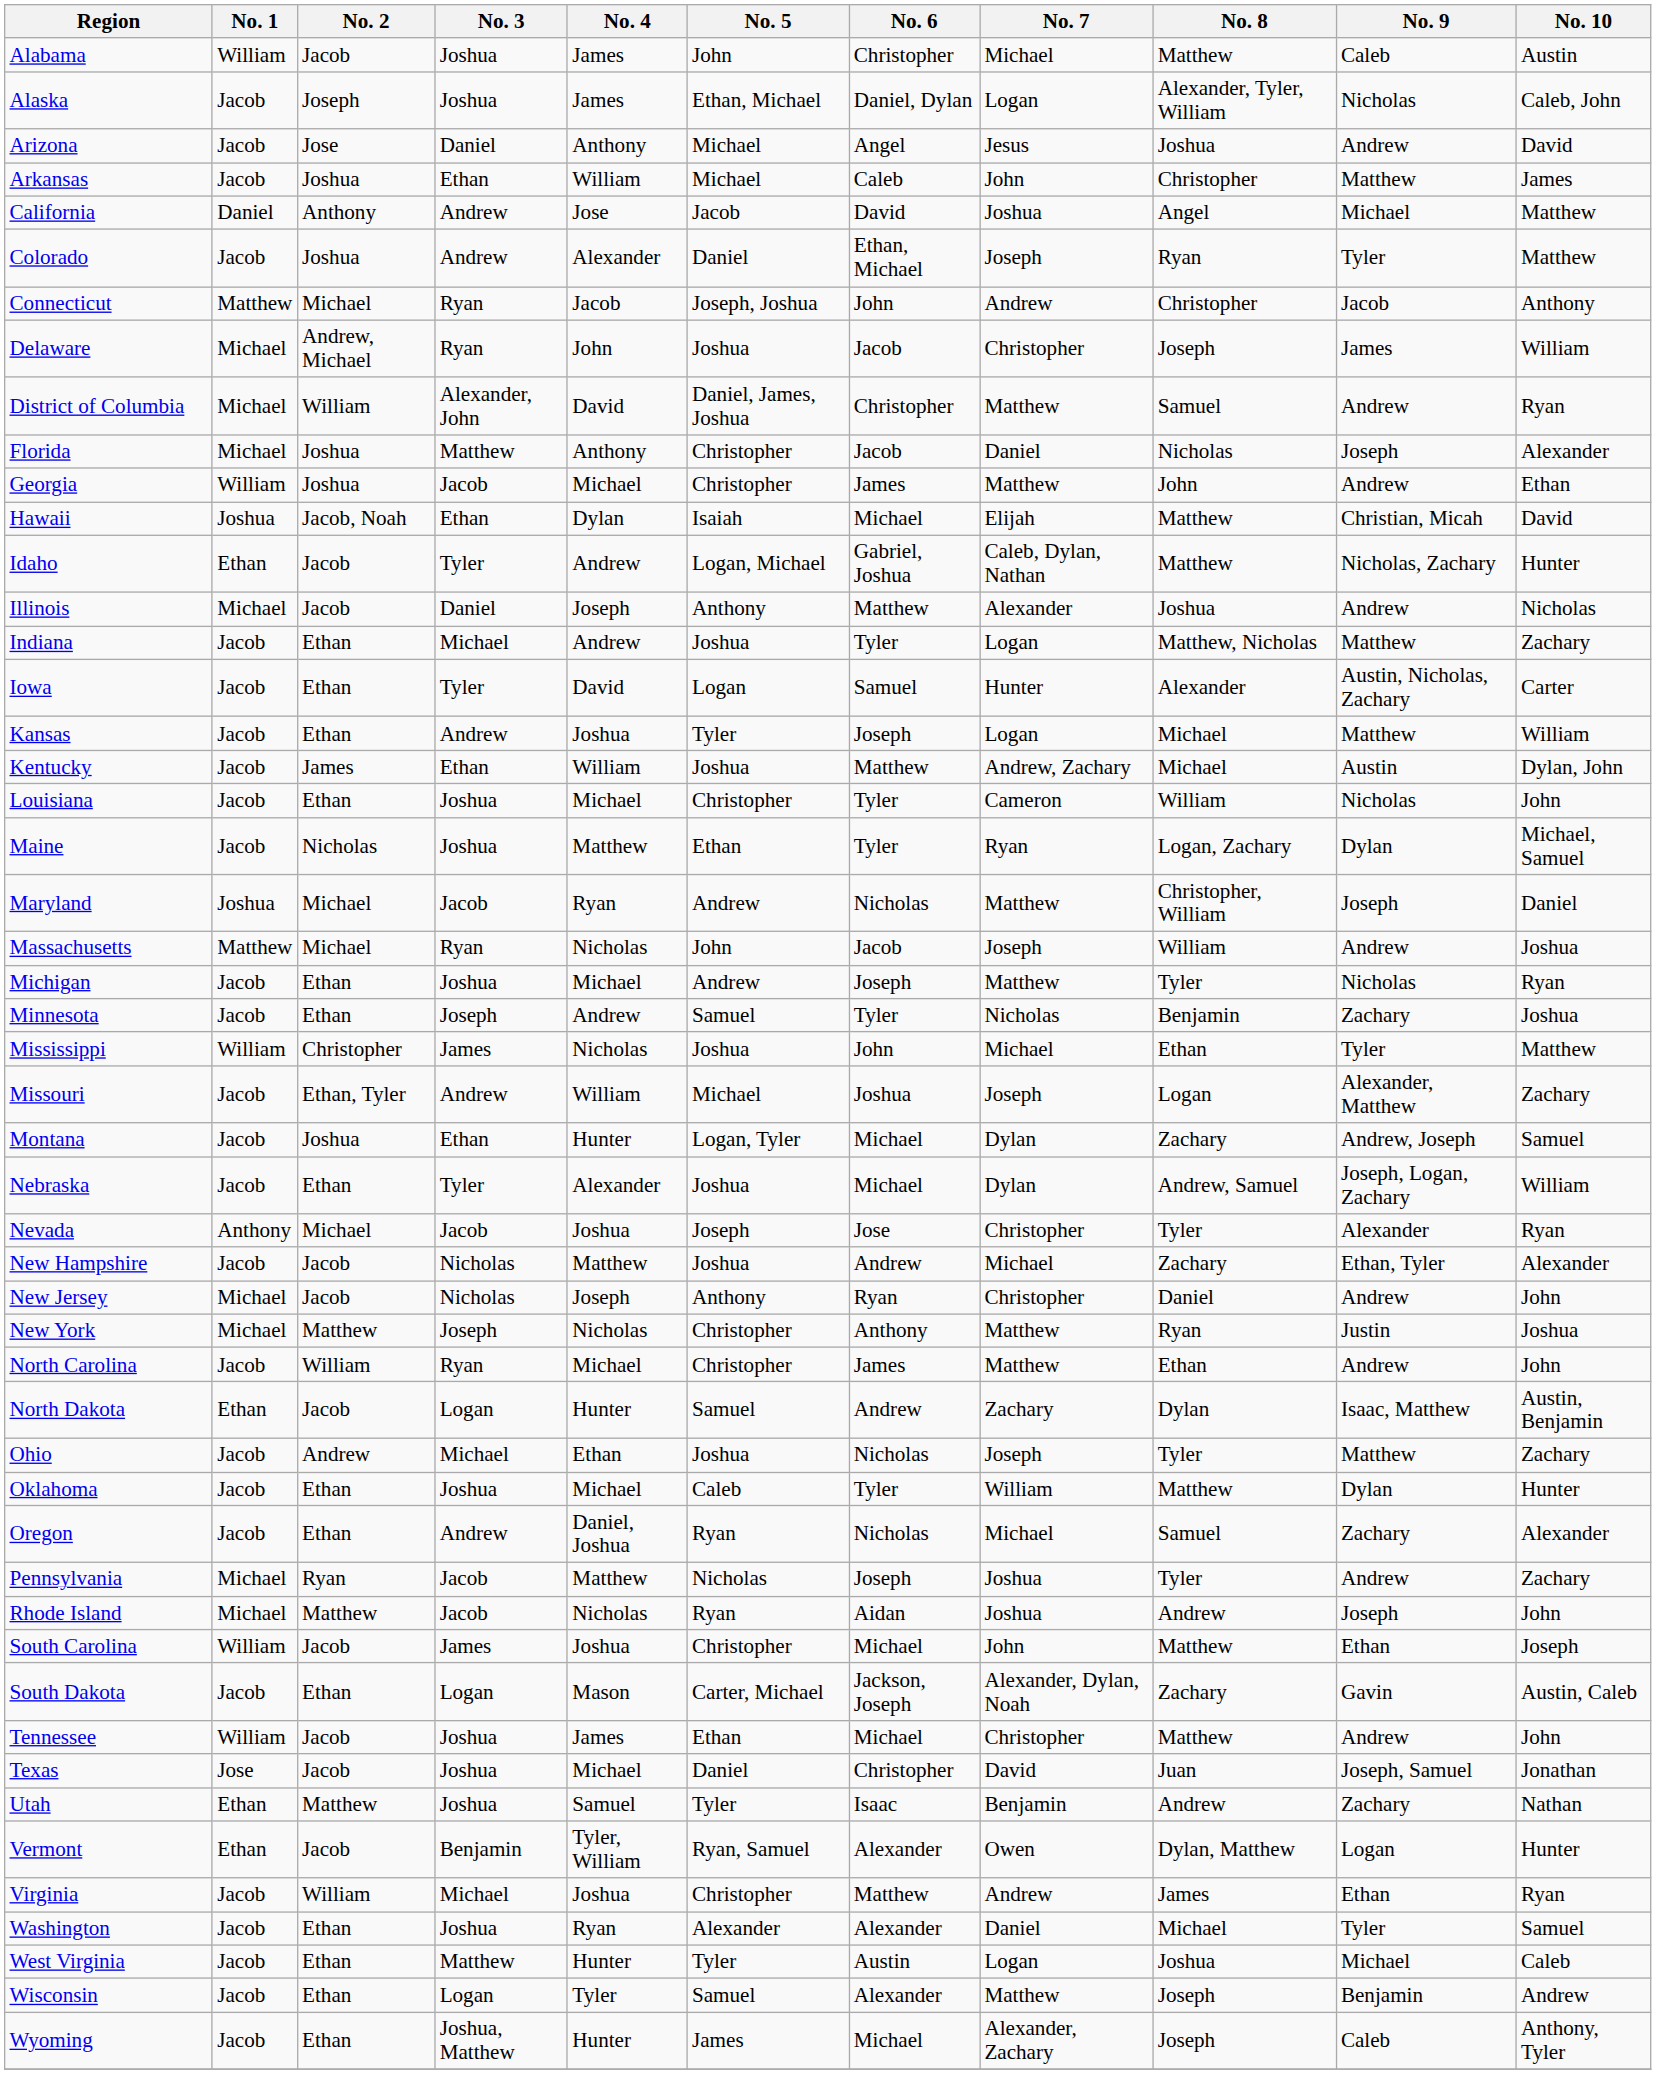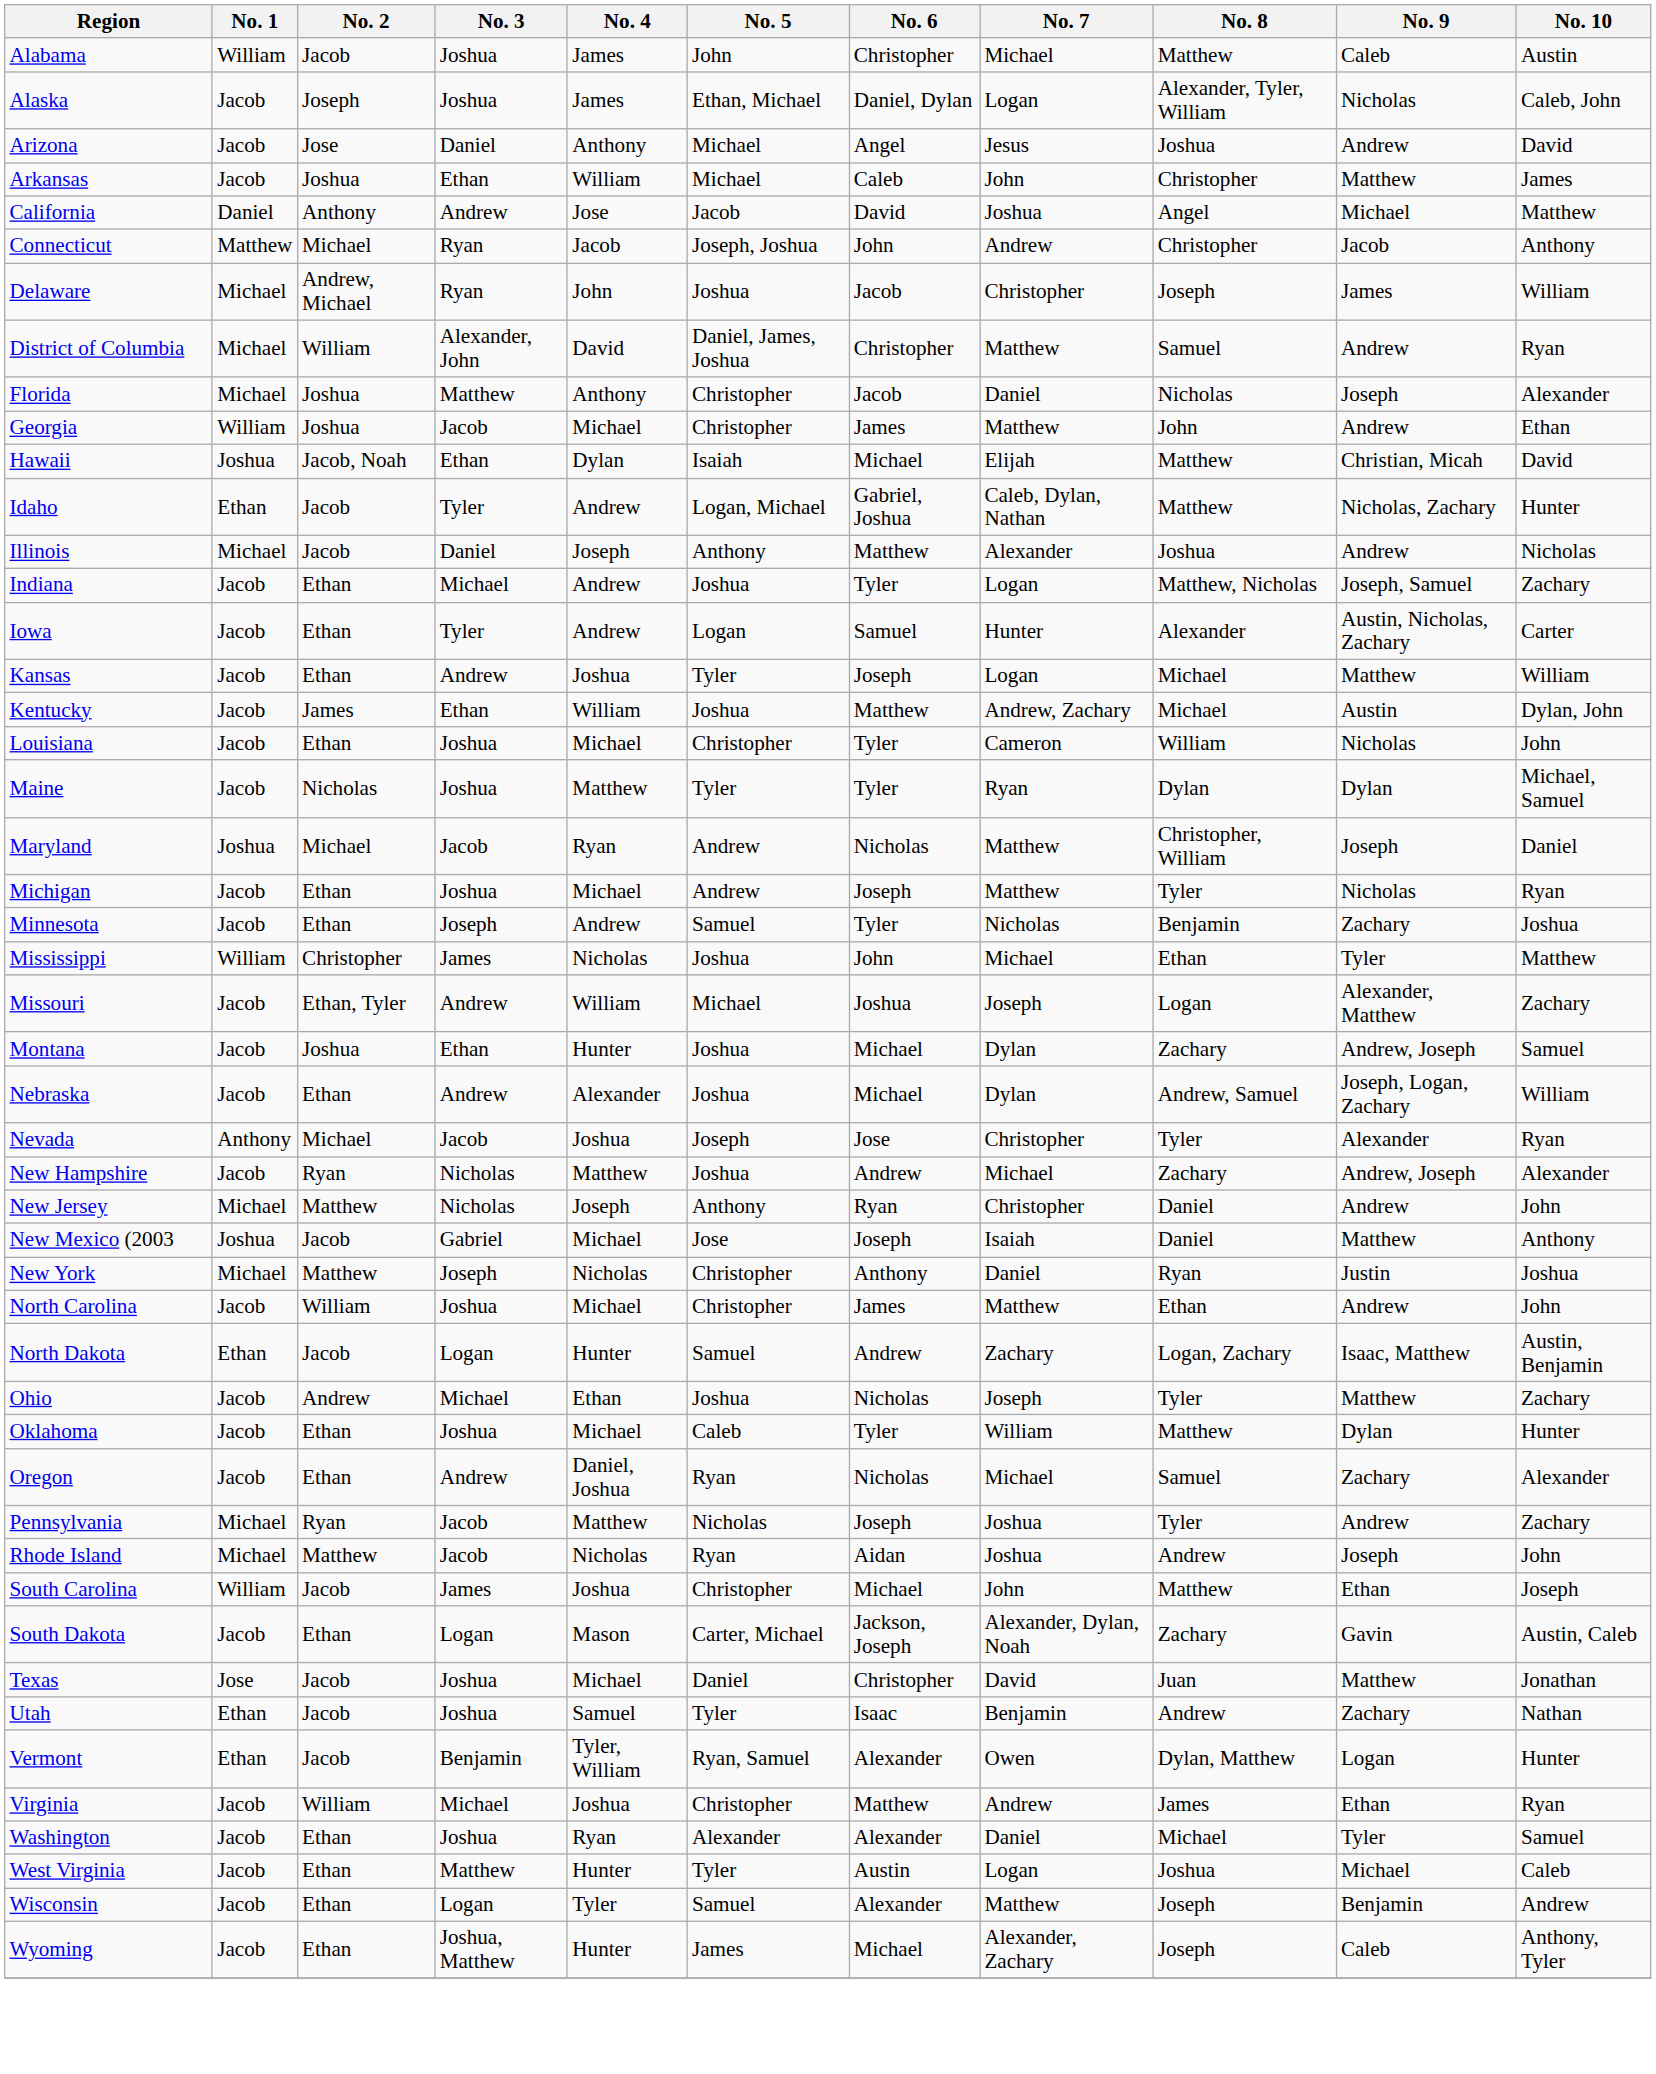- row: (49, 257)
(1378, 642) Matthew -> (1407, 585) Joseph, Samuel
(598, 687) David -> (606, 630) Andrew
(717, 845) Ethan -> (714, 788) Tyler
(1225, 845) Logan, Zachary -> (1183, 788) Dylan
- row: (71, 948)
(746, 1139) Logan, Tyler -> (721, 1048) Joshua
(462, 1184) Tyler -> (474, 1094) Andrew
(326, 1263) Jacob -> (324, 1172) Ryan
(1393, 1263) Ethan, Tyler -> (1408, 1172) Andrew, Joseph
(326, 1297) Jacob -> (340, 1206) Matthew
+ row: (92, 1239)
(1022, 1330) Matthew -> (1013, 1273) Daniel
(462, 1364) Ryan -> (468, 1306) Joshua
(1183, 1409) Dylan -> (1225, 1352) Logan, Zachary
- row: (53, 1736)
(1407, 1770) Joseph, Samuel -> (1378, 1679) Matthew
(340, 1803) Matthew -> (326, 1713) Jacob
